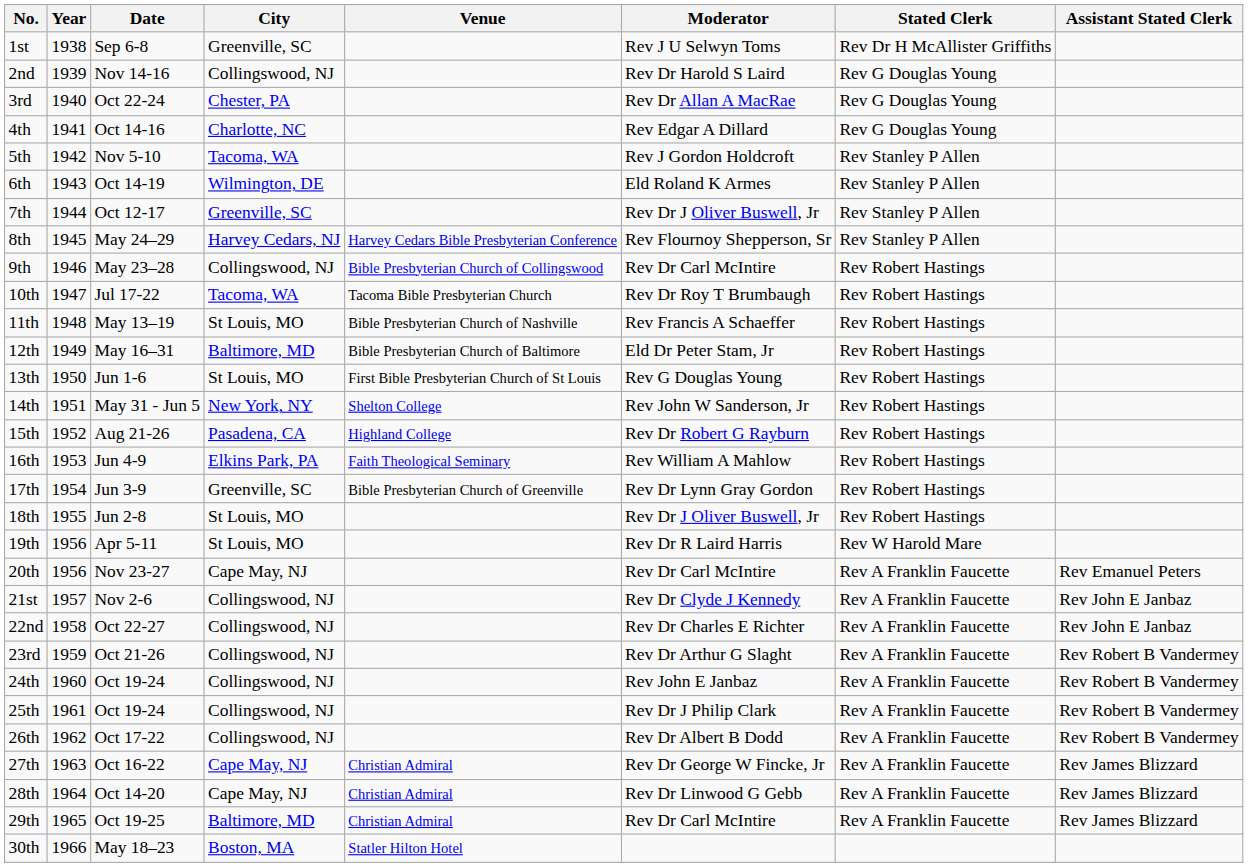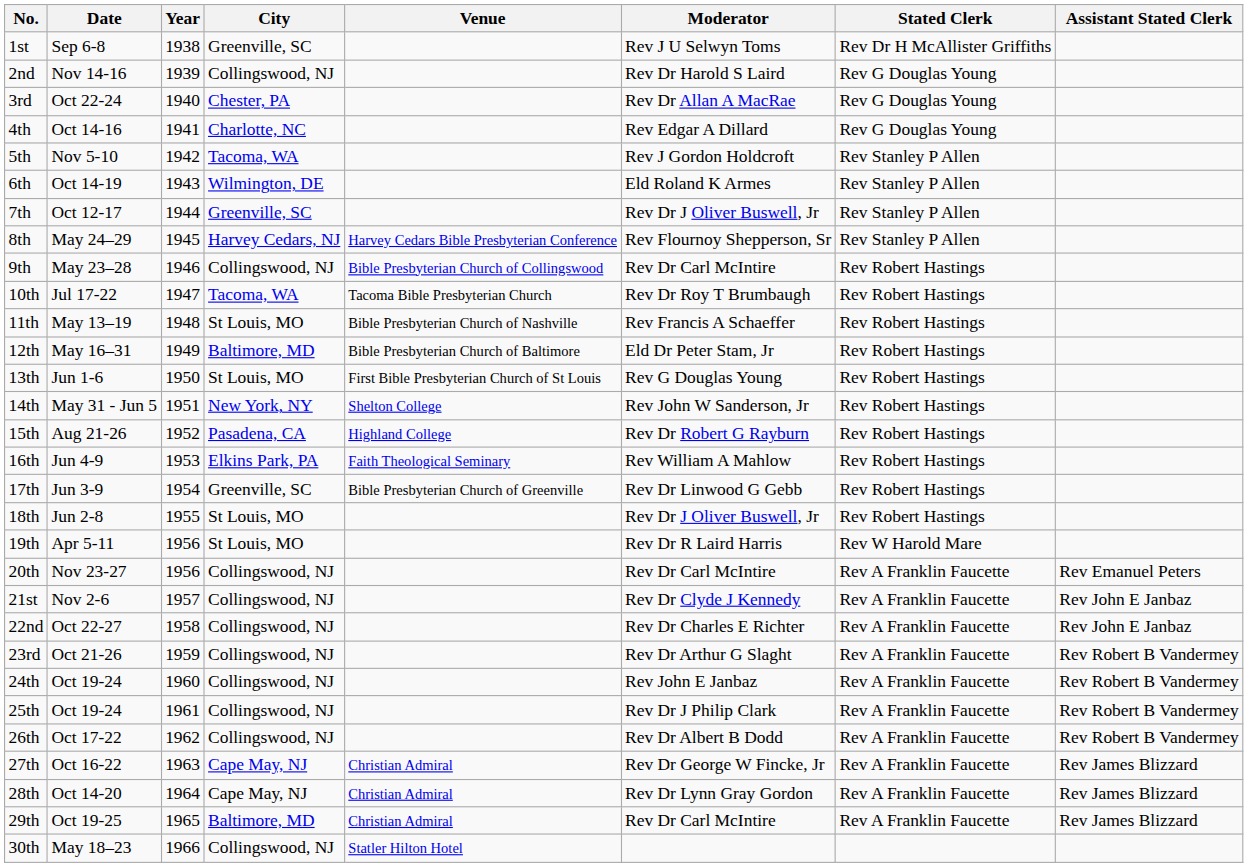columns swapped: (69, 18) <-> (147, 18)
(719, 488) Rev Dr Lynn Gray Gordon -> (714, 488) Rev Dr Linwood G Gebb
(258, 571) Cape May, NJ -> (271, 571) Collingswood, NJ
(714, 792) Rev Dr Linwood G Gebb -> (719, 792) Rev Dr Lynn Gray Gordon
(251, 848) Boston, MA -> (271, 848) Collingswood, NJ
